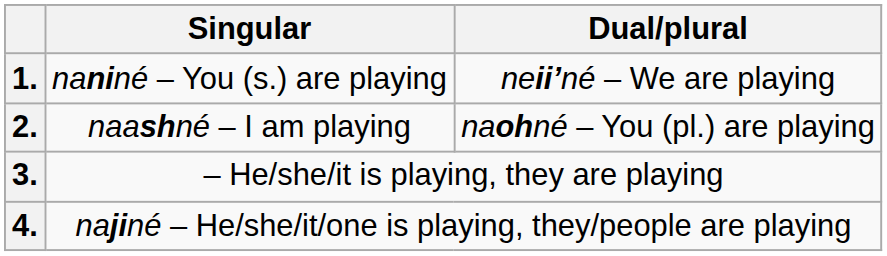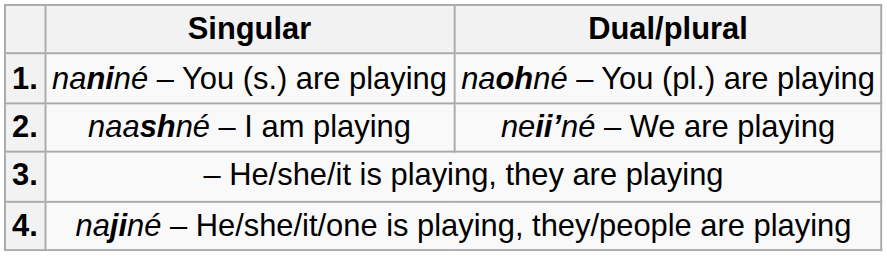(668, 77) neiiʼné – We are playing -> (668, 77) naohné – You (pl.) are playing
(668, 126) naohné – You (pl.) are playing -> (668, 126) neiiʼné – We are playing
